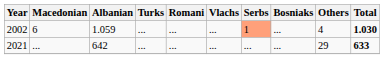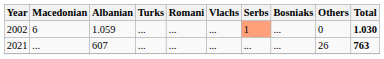(321, 29) 4 -> (321, 29) 0
(100, 45) 642 -> (100, 45) 607
(323, 45) 29 -> (323, 45) 26
(361, 45) 633 -> (361, 45) 763
